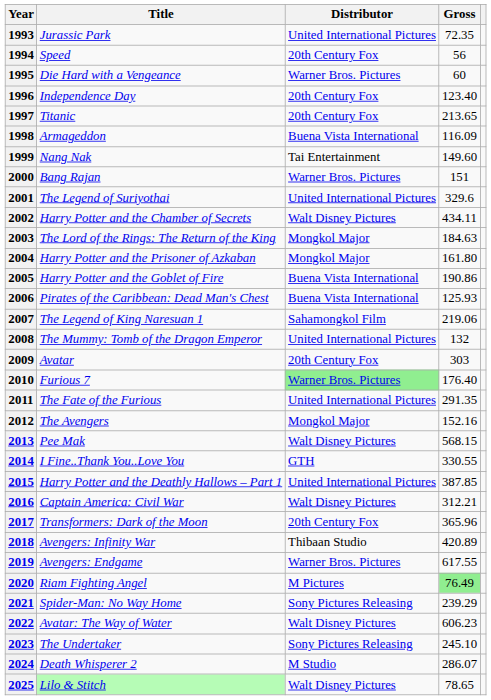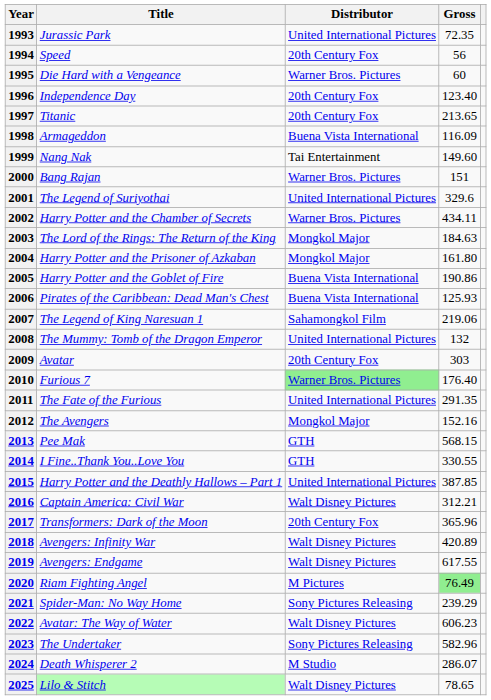(342, 217) Walt Disney Pictures -> (344, 217) Warner Bros. Pictures
(342, 440) Walt Disney Pictures -> (301, 440) GTH
(327, 542) Thibaan Studio -> (342, 542) Walt Disney Pictures
(344, 562) Warner Bros. Pictures -> (342, 562) Walt Disney Pictures
(459, 643) 245.10 -> (459, 643) 582.96
